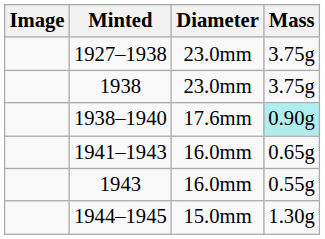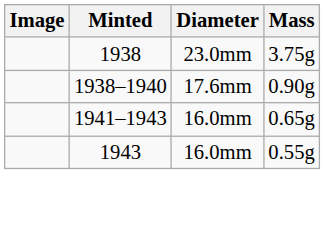- row: (120, 53)
(292, 119) paleturquoise background -> (292, 86) no background
- row: (120, 217)
